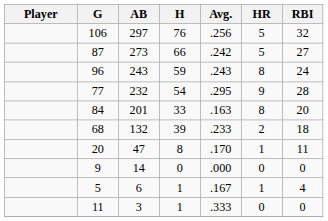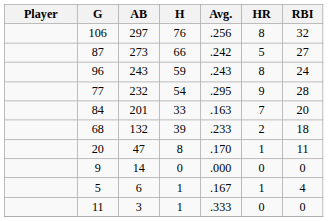(262, 33) 5 -> (262, 33) 8
(262, 110) 8 -> (262, 110) 7
